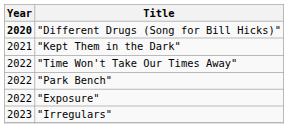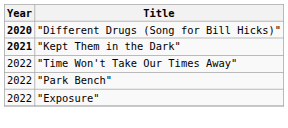(19, 47) normal -> (19, 47) bold
- row: (74, 115)
